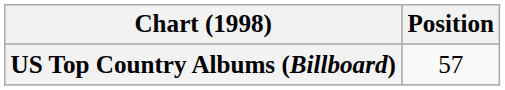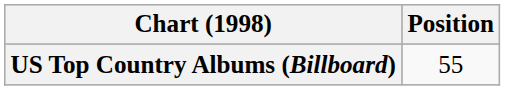(451, 64) 57 -> (451, 64) 55
